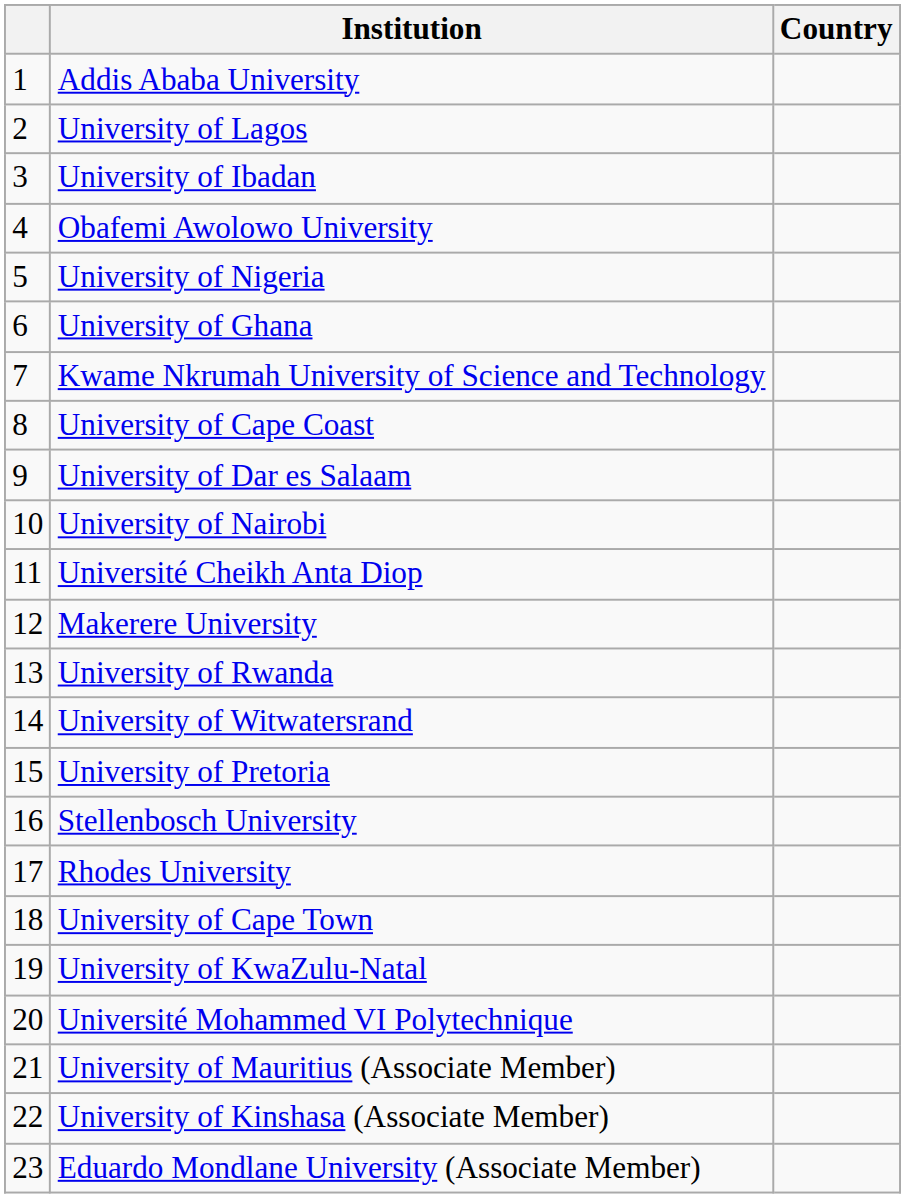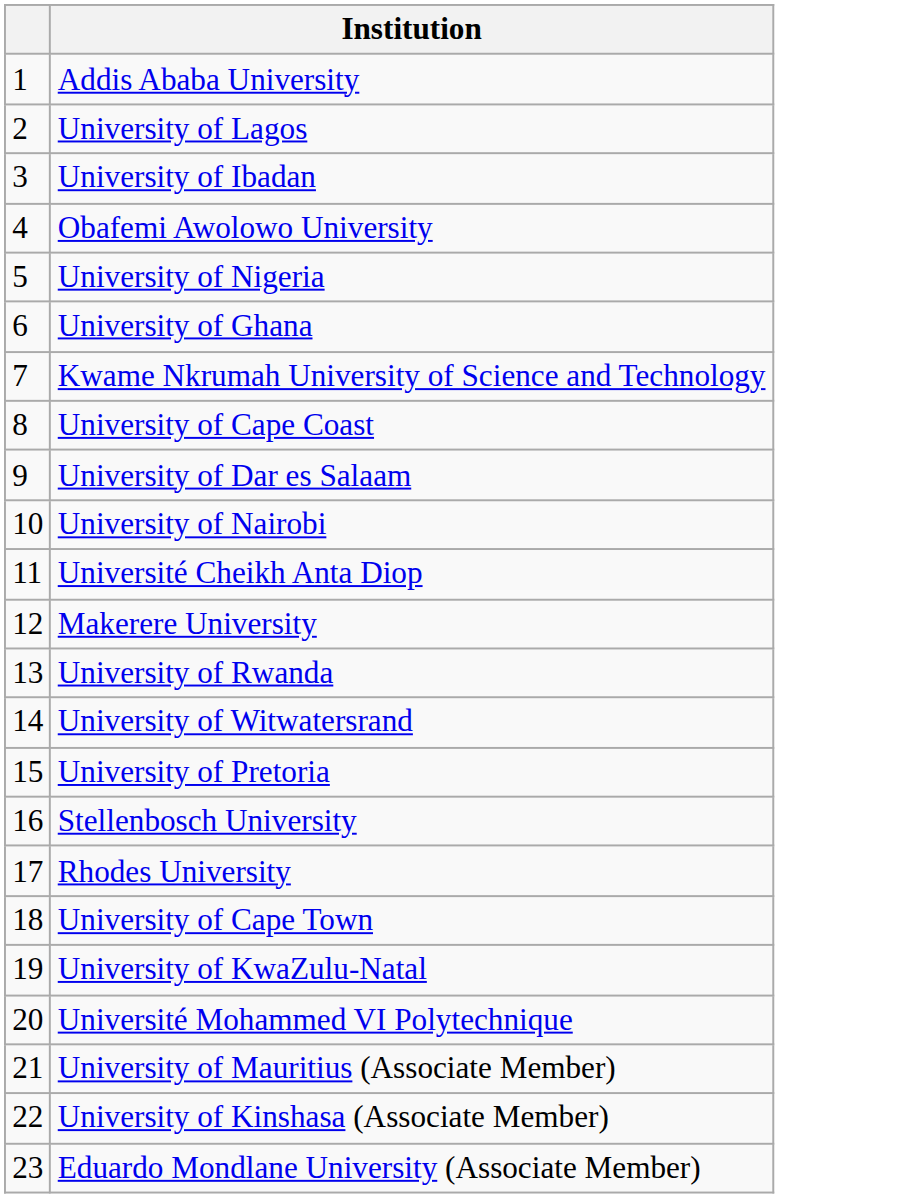- column: (836, 29)
